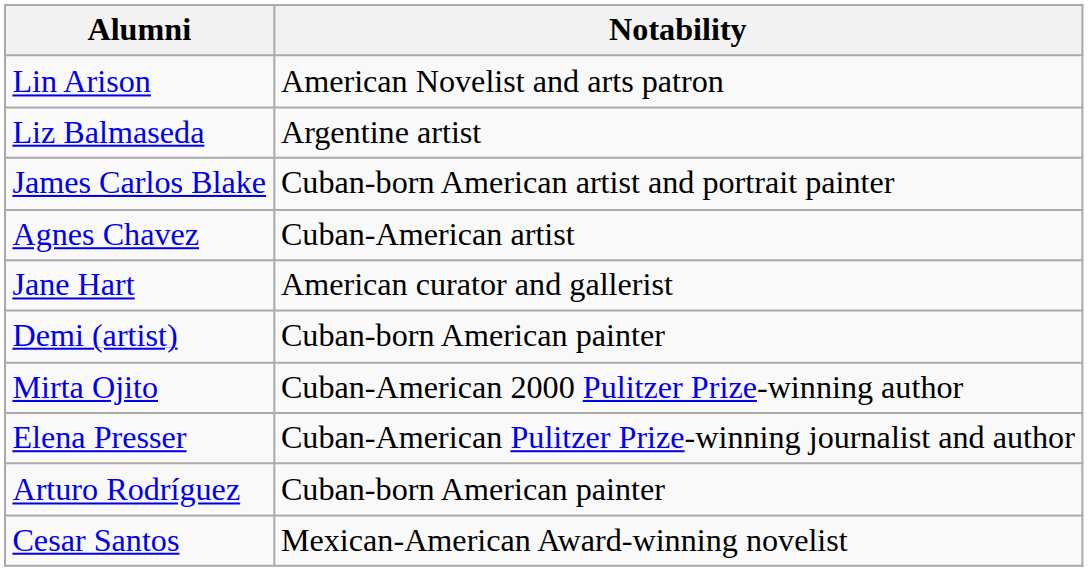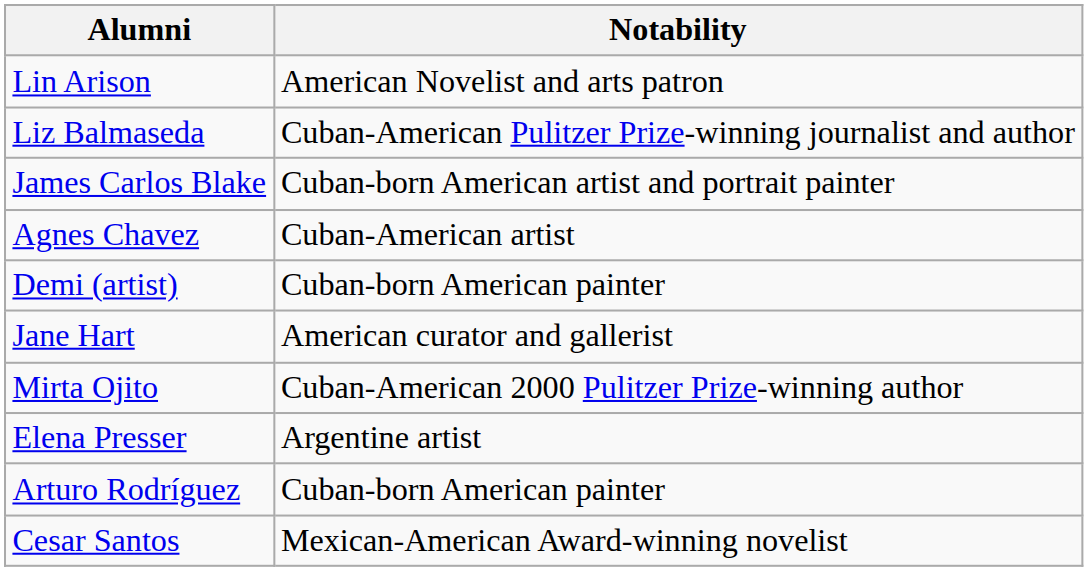(381, 132) Argentine artist -> (678, 132) Cuban-American Pulitzer Prize-winning journalist and author
rows swapped: (95, 336) <-> (74, 285)
(678, 438) Cuban-American Pulitzer Prize-winning journalist and author -> (381, 438) Argentine artist
